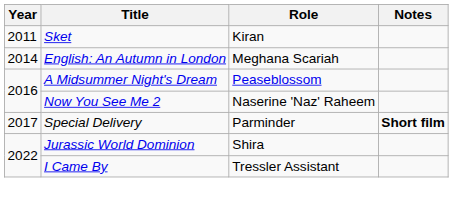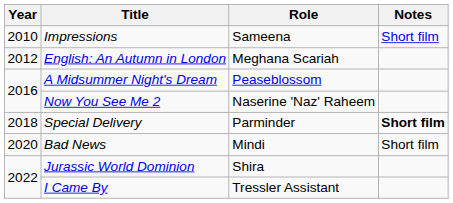+ row: (81, 36)
- row: (58, 36)
(23, 58) 2014 -> (23, 58) 2012
(23, 123) 2017 -> (23, 123) 2018
+ row: (75, 144)
